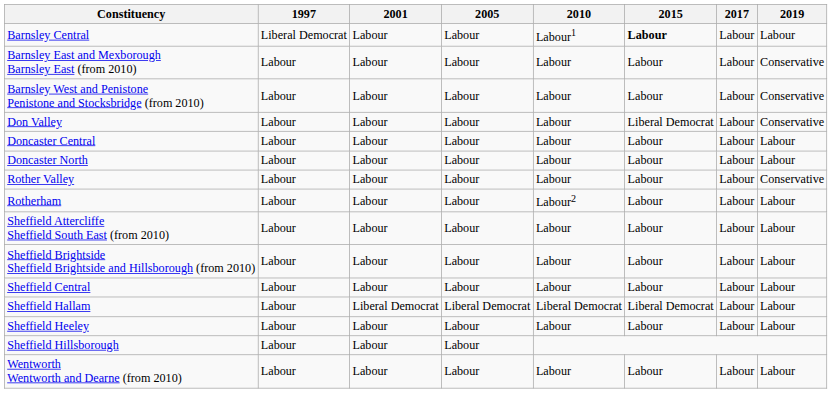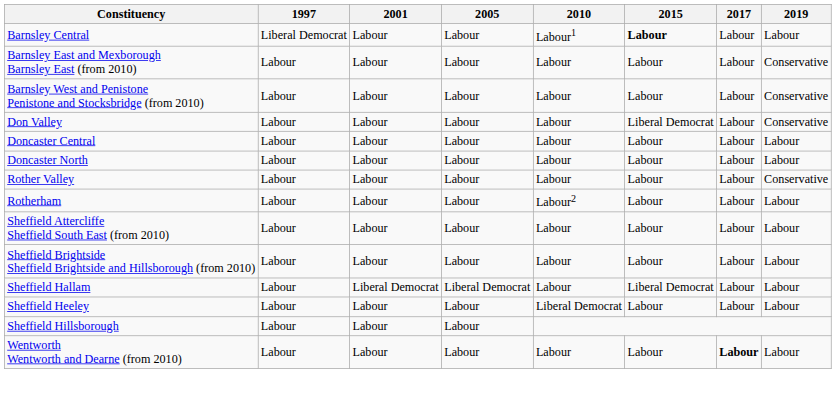- row: (49, 287)
(579, 306) Liberal Democrat -> (553, 287) Labour
(553, 326) Labour -> (579, 306) Liberal Democrat
(737, 371) normal -> (739, 352) bold
